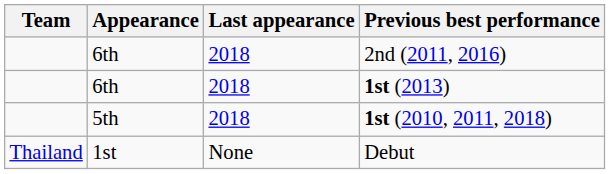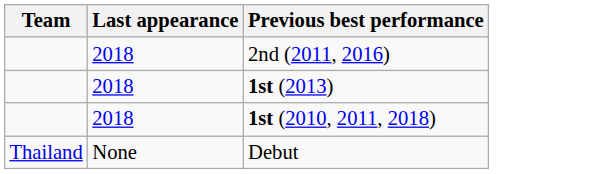- column: (146, 20)
